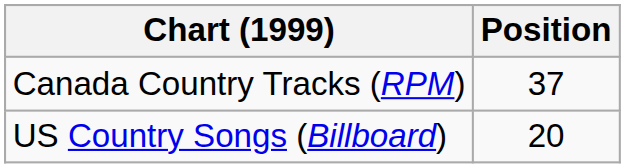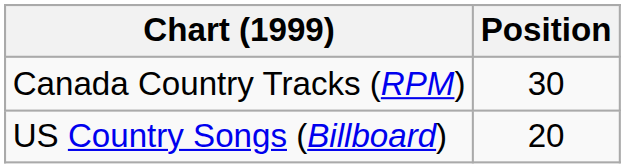(546, 83) 37 -> (546, 83) 30
